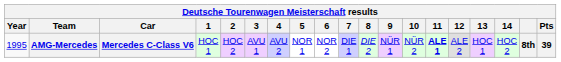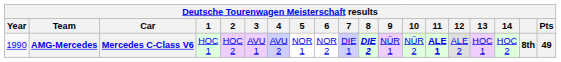(17, 45) 1995 -> (17, 45) 1990
(368, 45) normal -> (368, 45) bold
(546, 45) 39 -> (546, 45) 49
